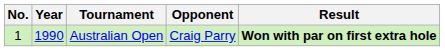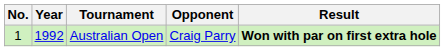(49, 36) 1990 -> (49, 36) 1992
